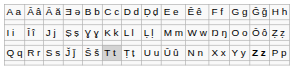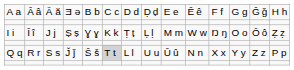(129, 32) L l -> (129, 32) Ṭ ṭ
(129, 52) Ṭ ṭ -> (129, 52) L l
(259, 52) bold -> (259, 52) normal
